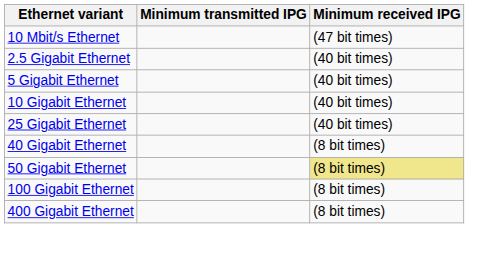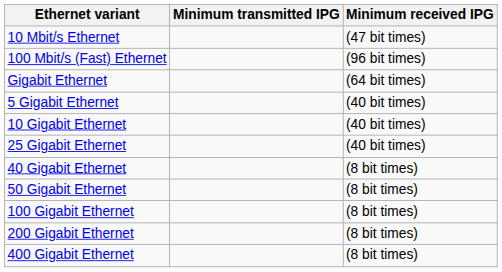+ row: (87, 59)
+ row: (57, 80)
- row: (69, 59)
(349, 168) khaki background -> (382, 189) no background
+ row: (71, 233)
